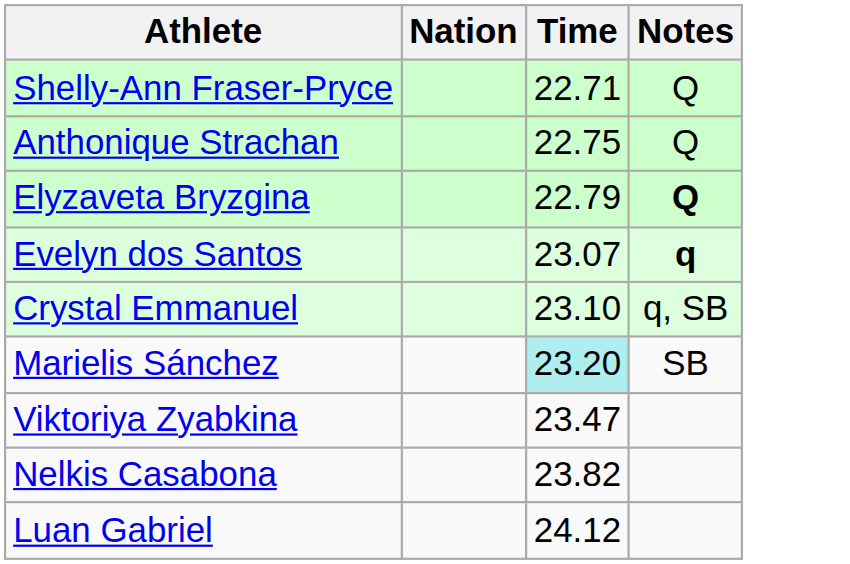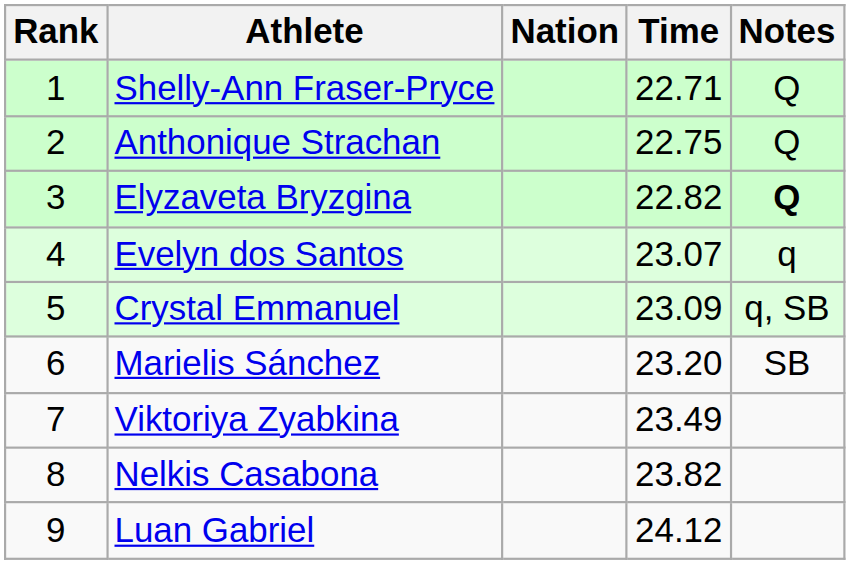+ column: (56, 32)
(577, 198) 22.79 -> (679, 198) 22.82
(686, 253) bold -> (787, 253) normal
(577, 308) 23.10 -> (679, 308) 23.09
(577, 364) paleturquoise background -> (679, 364) no background
(577, 419) 23.47 -> (679, 419) 23.49
